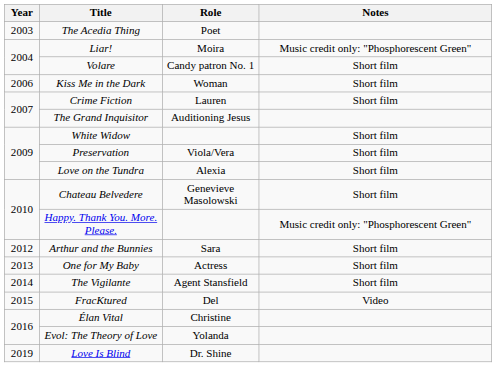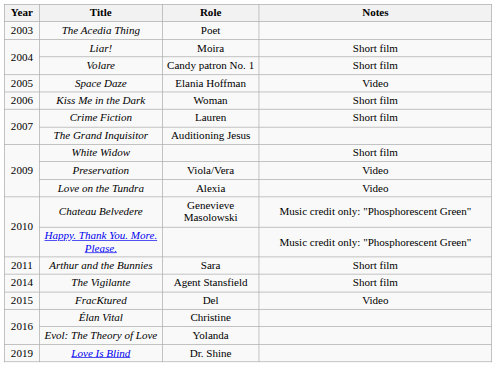(375, 48) Music credit only: "Phosphorescent Green" -> (375, 48) Short film
+ row: (101, 83)
(375, 153) Short film -> (375, 170) Video
(375, 170) Short film -> (375, 188) Video
(375, 194) Short film -> (375, 212) Music credit only: "Phosphorescent Green"
(22, 248) 2012 -> (22, 265) 2011
- row: (101, 265)
